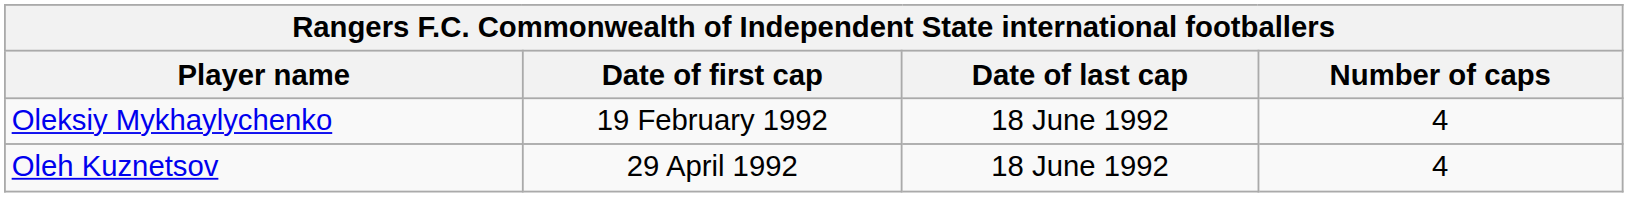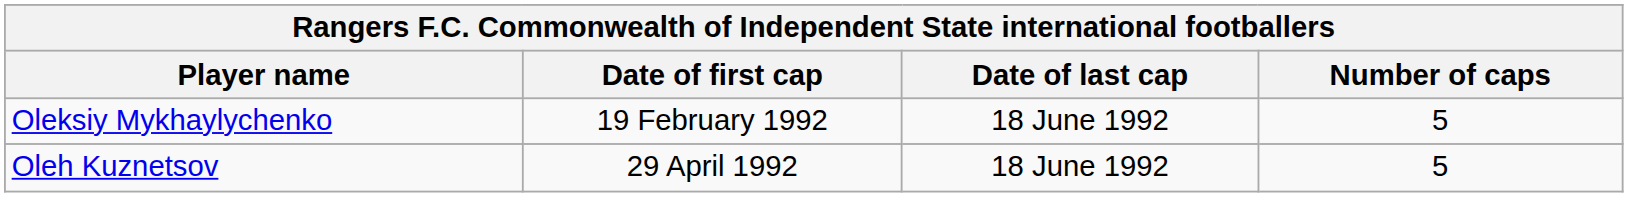(1440, 120) 4 -> (1440, 120) 5
(1440, 167) 4 -> (1440, 167) 5
